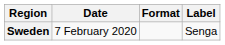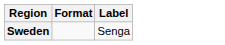- column: (96, 13)
